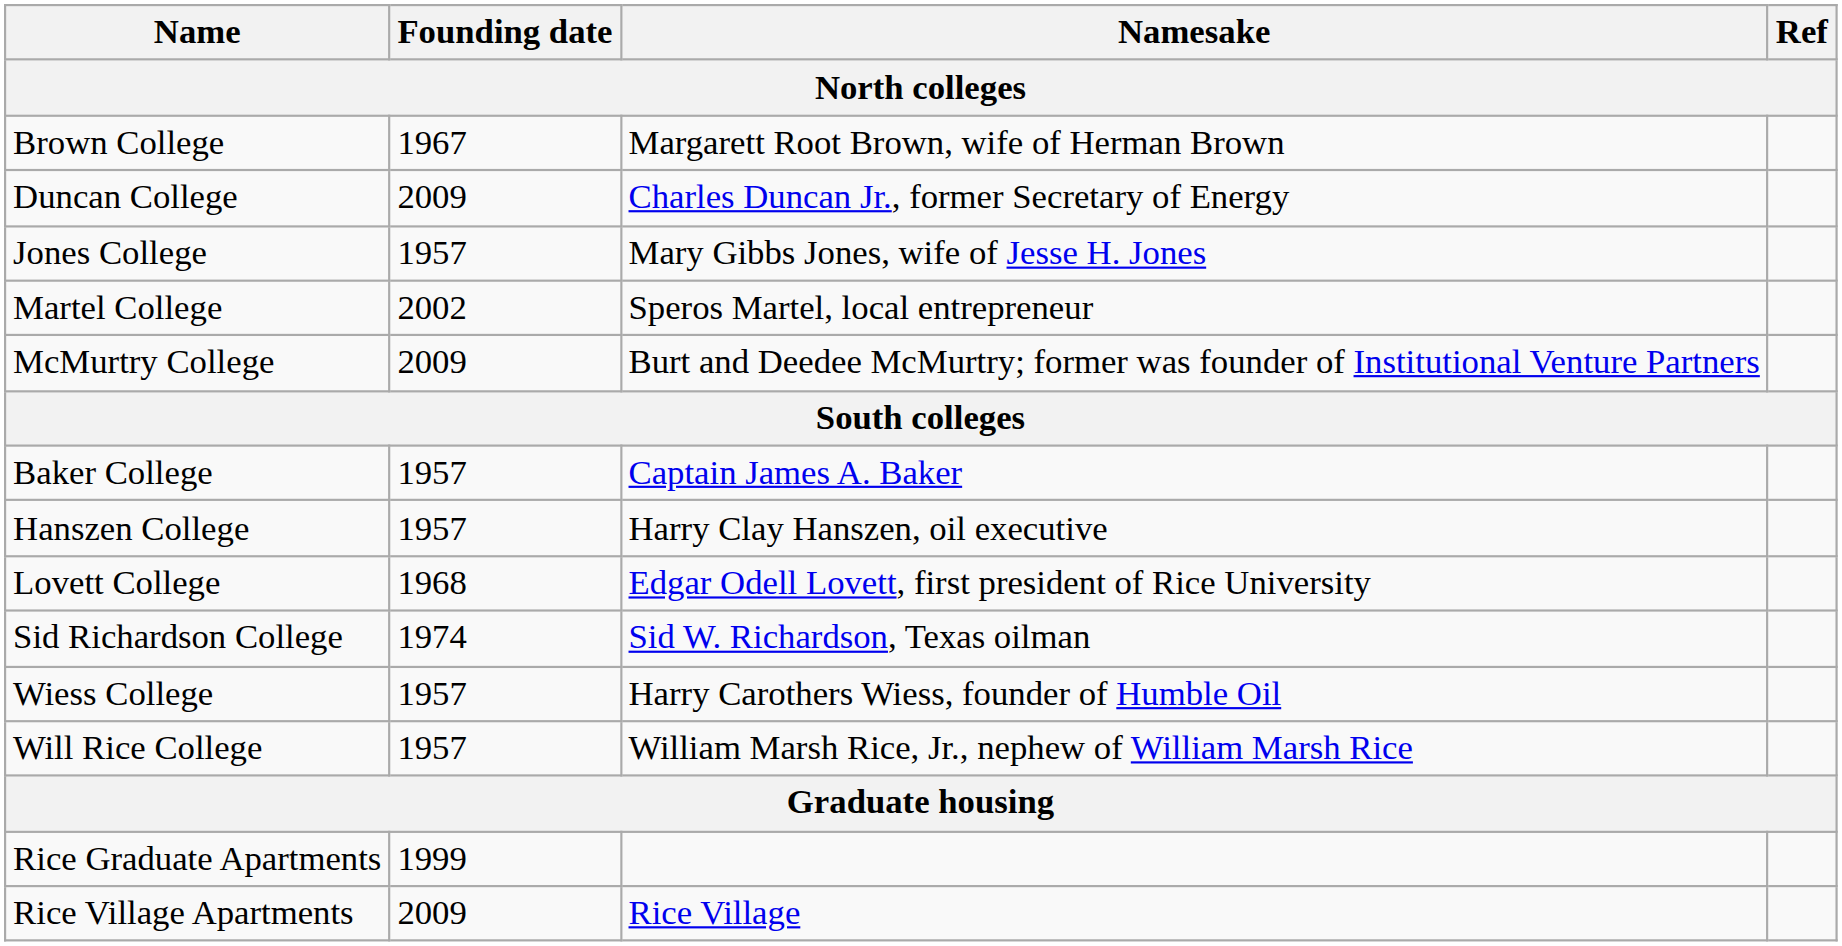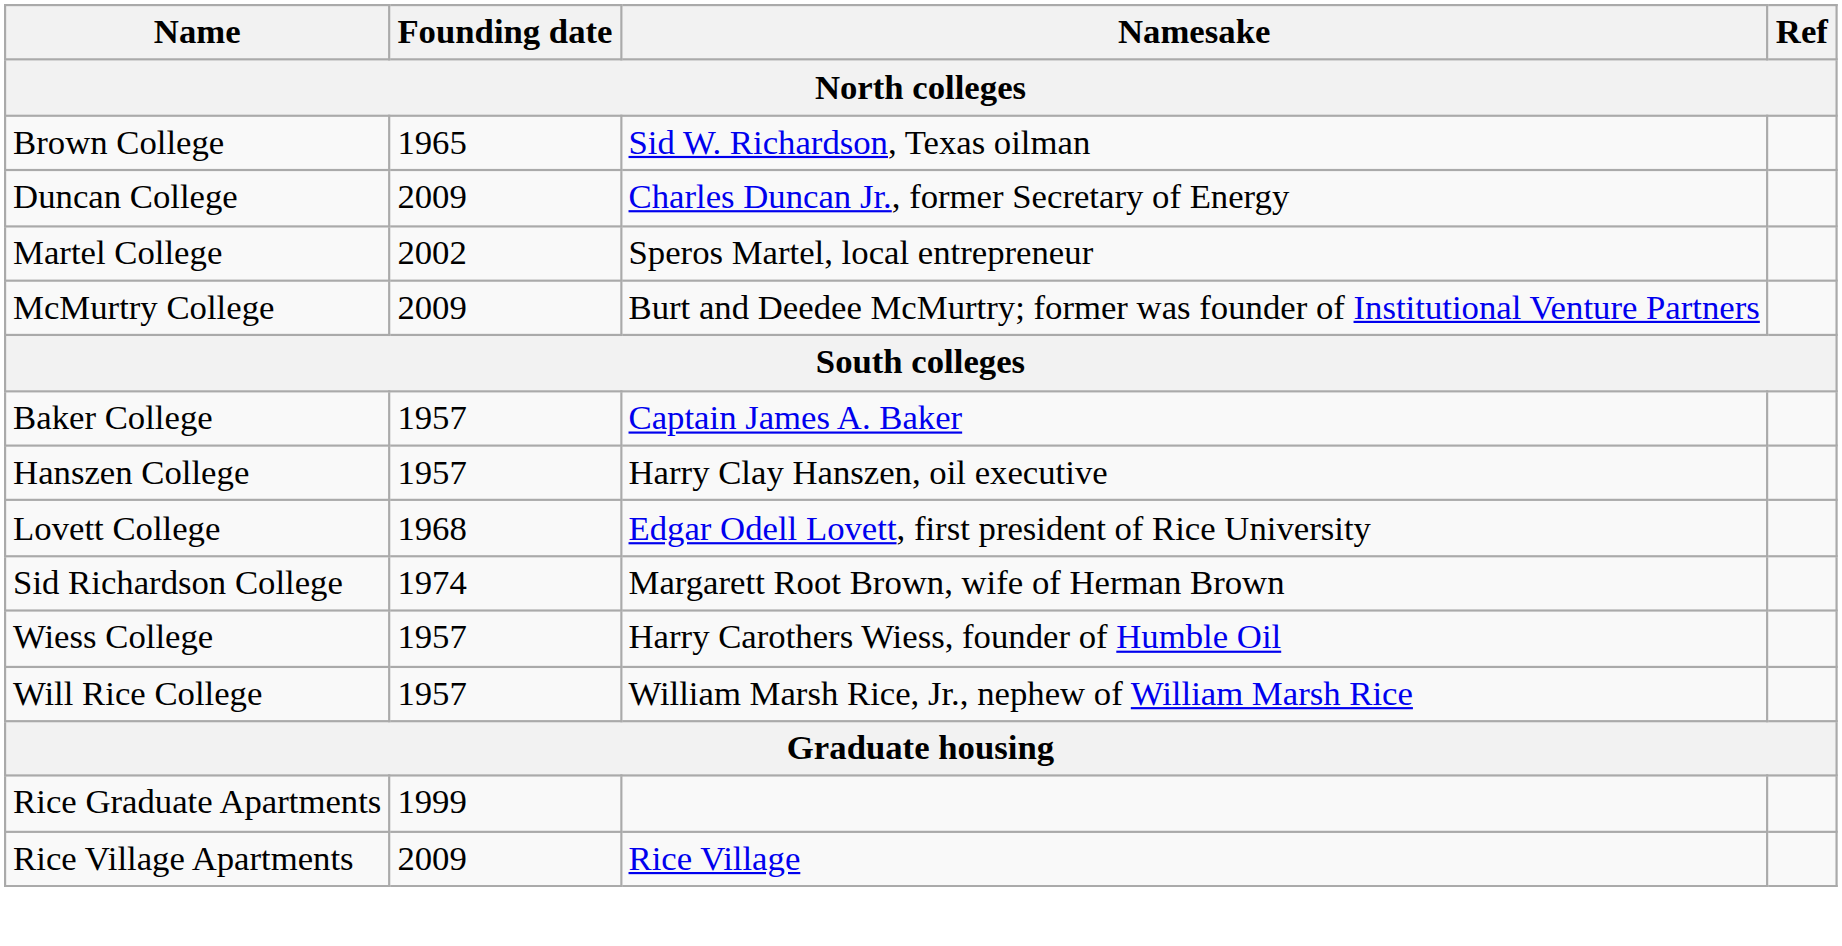(432, 142) 1967 -> (432, 142) 1965
(957, 142) Margarett Root Brown, wife of Herman Brown -> (859, 142) Sid W. Richardson, Texas oilman
- row: (110, 252)
(859, 637) Sid W. Richardson, Texas oilman -> (957, 582) Margarett Root Brown, wife of Herman Brown
